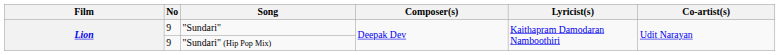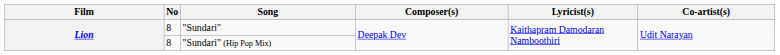(169, 27) 9 -> (169, 27) 8
(169, 43) 9 -> (169, 43) 8
